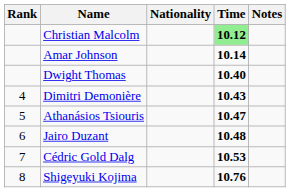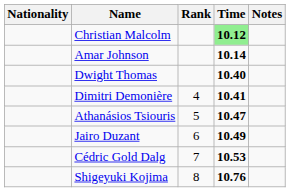columns swapped: (22, 14) <-> (181, 14)
(231, 95) 10.43 -> (231, 95) 10.41
(231, 136) 10.48 -> (231, 136) 10.49
